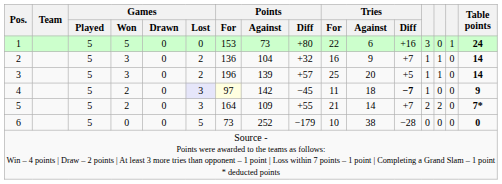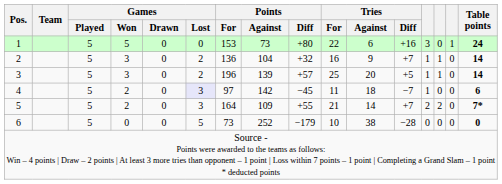(228, 91) lightyellow background -> (228, 91) no background
(408, 91) bold -> (408, 91) normal
(478, 91) 9 -> (478, 91) 6
